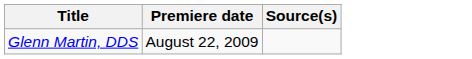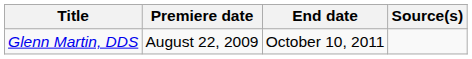+ column: (325, 16)
